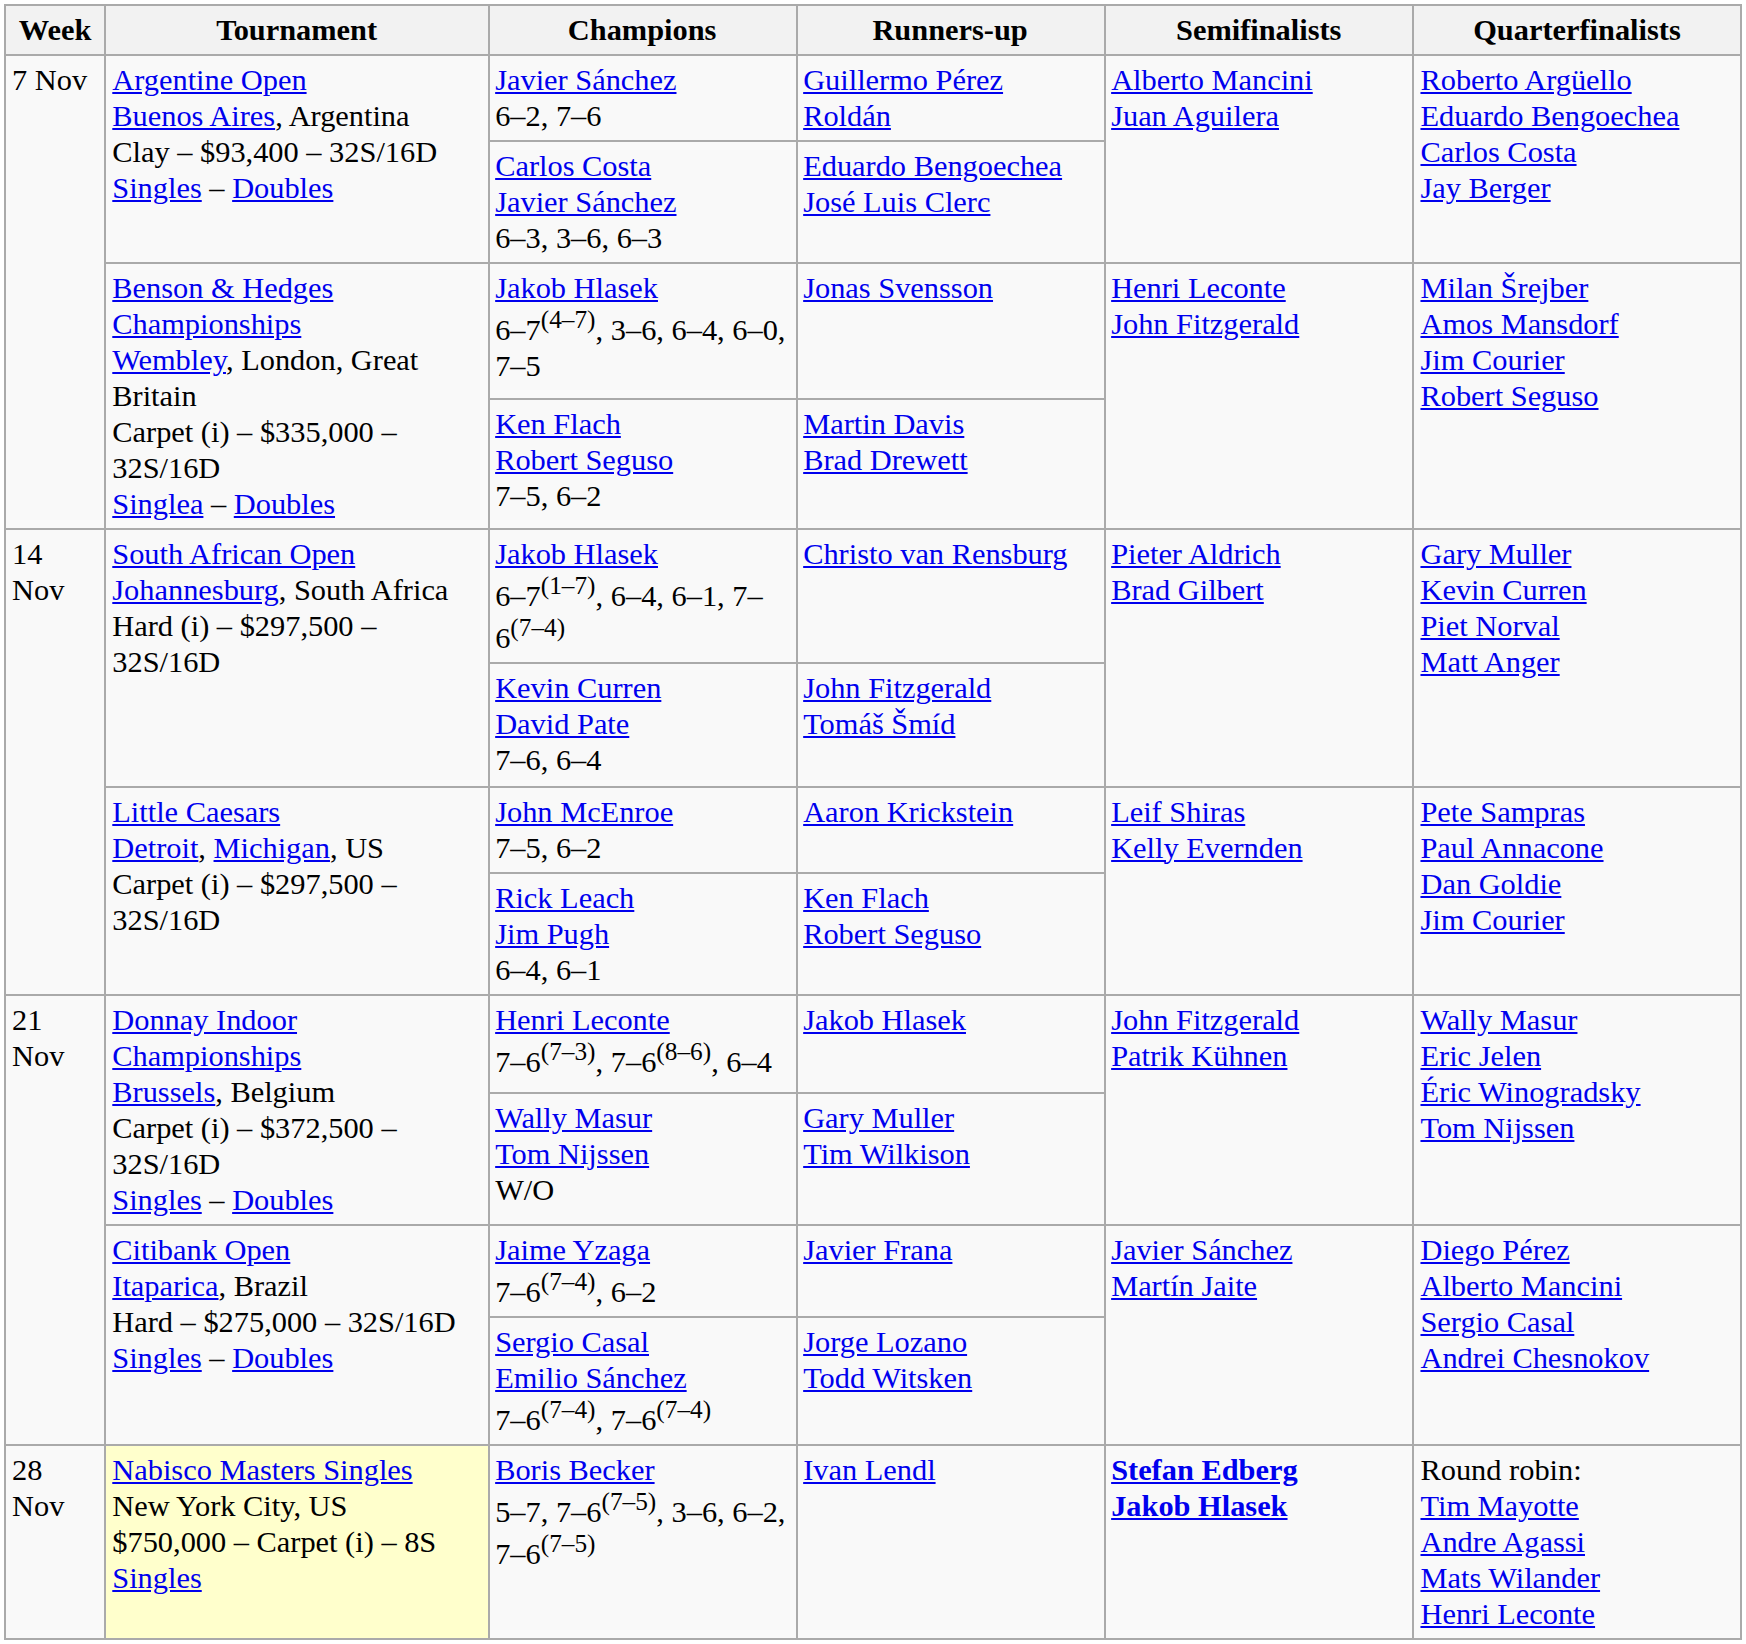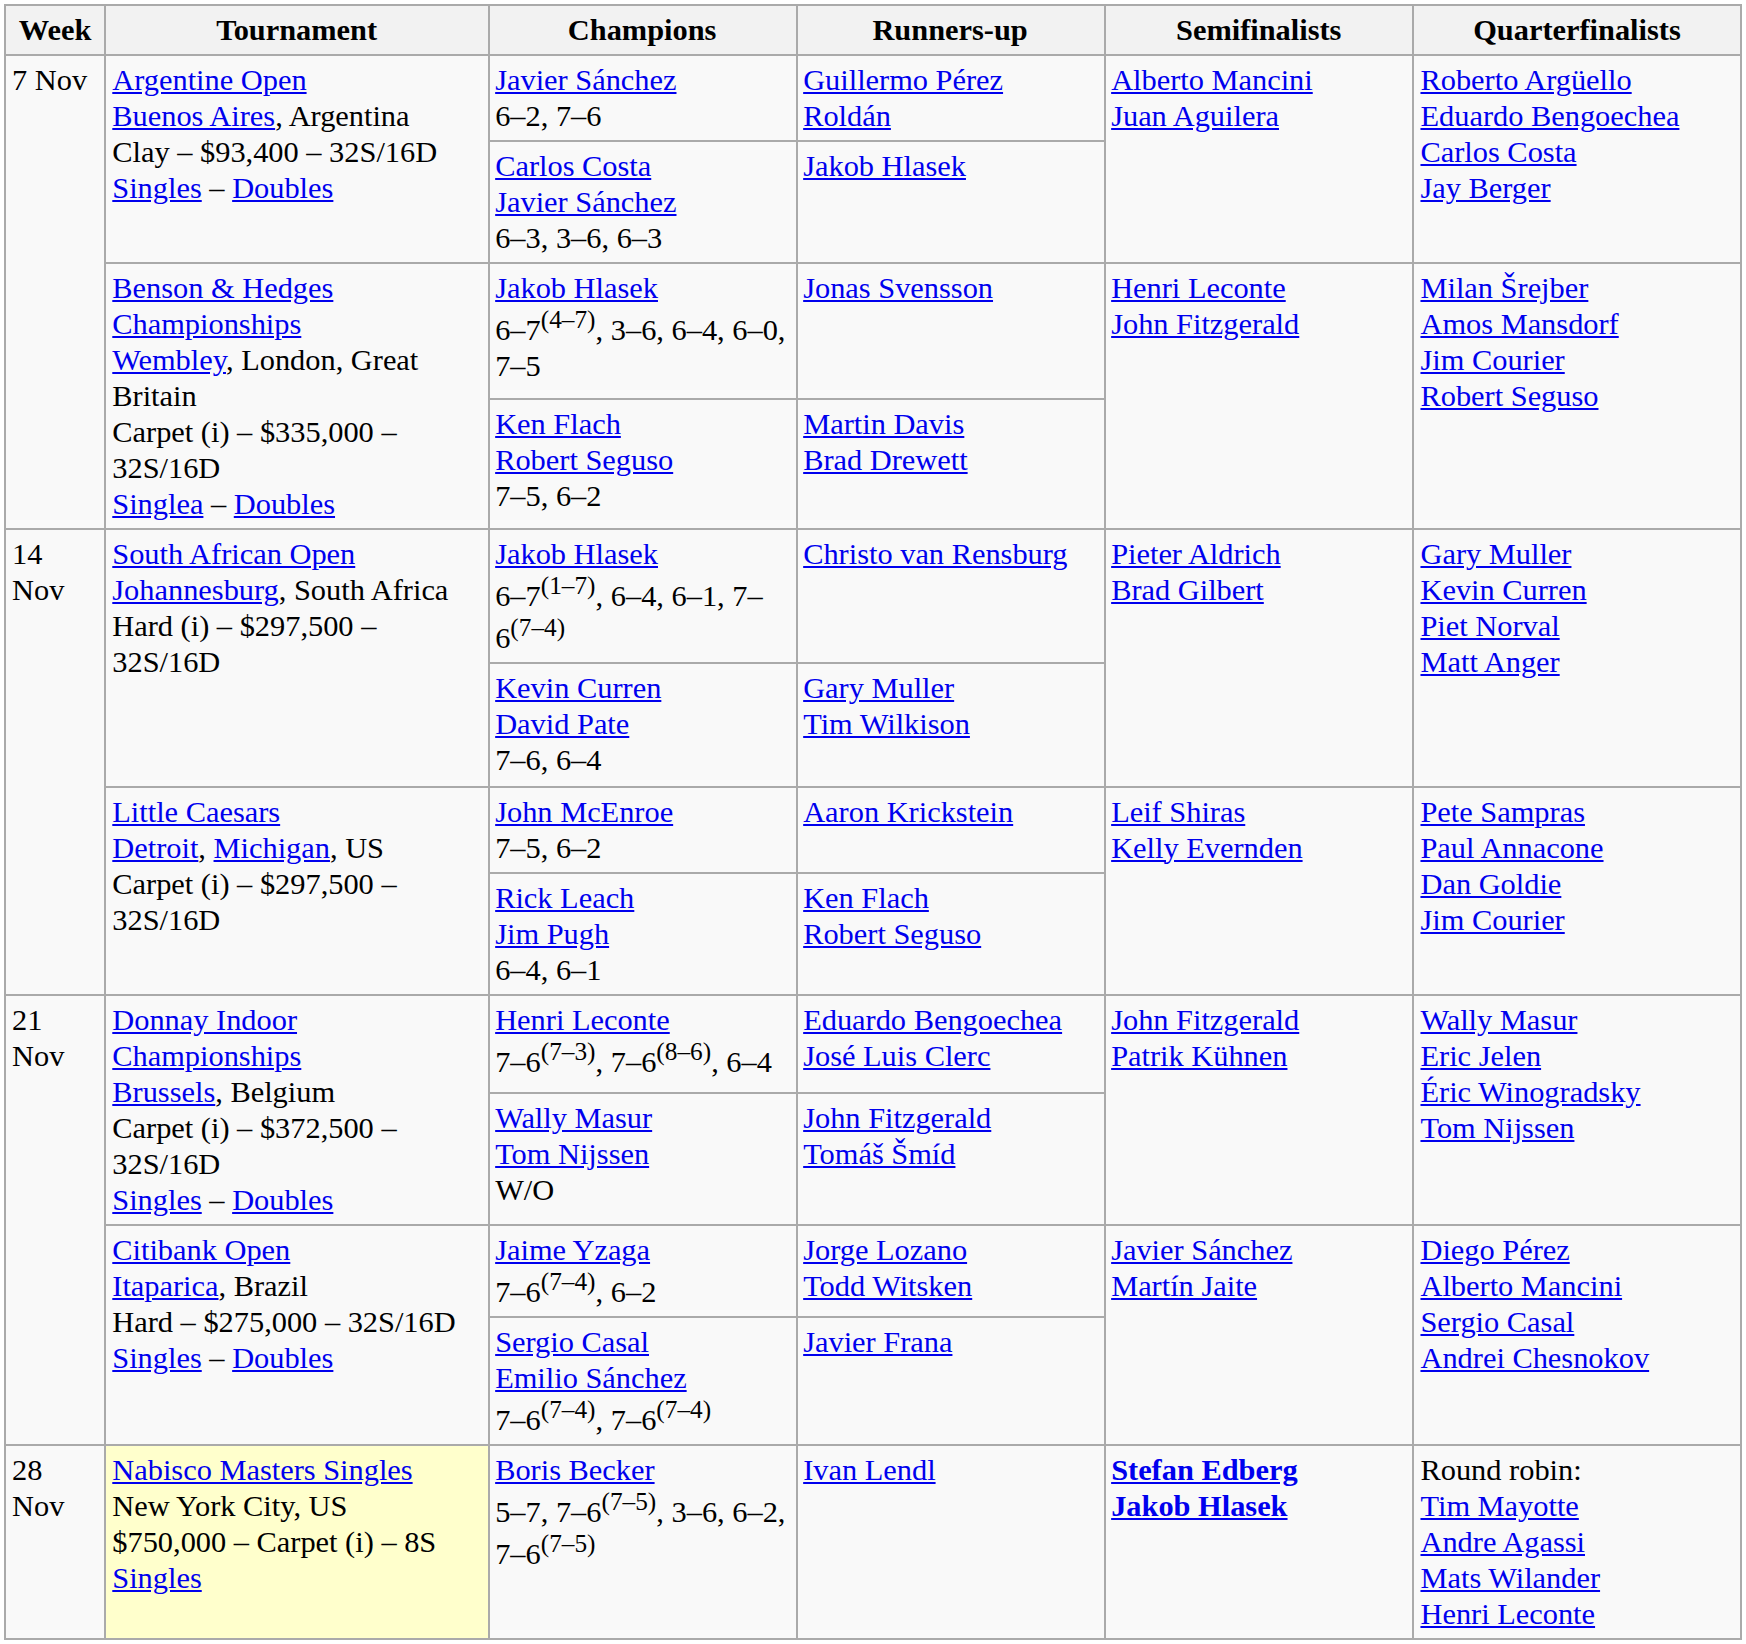(933, 184) Eduardo Bengoechea José Luis Clerc -> (885, 166) Jakob Hlasek
(897, 706) John Fitzgerald Tomáš Šmíd -> (887, 706) Gary Muller Tim Wilkison
(885, 1018) Jakob Hlasek -> (933, 1036) Eduardo Bengoechea José Luis Clerc
(887, 1136) Gary Muller Tim Wilkison -> (897, 1136) John Fitzgerald Tomáš Šmíd
(878, 1249) Javier Frana -> (888, 1267) Jorge Lozano Todd Witsken
(888, 1359) Jorge Lozano Todd Witsken -> (878, 1341) Javier Frana
